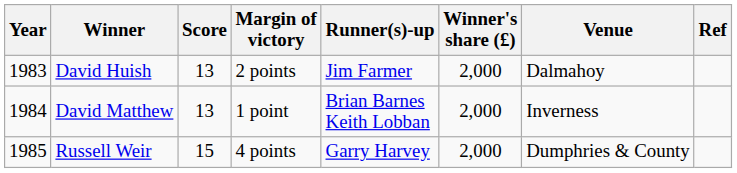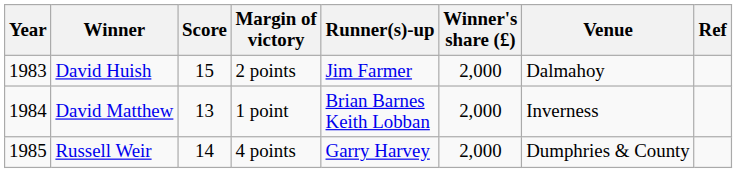(204, 70) 13 -> (204, 70) 15
(204, 151) 15 -> (204, 151) 14
